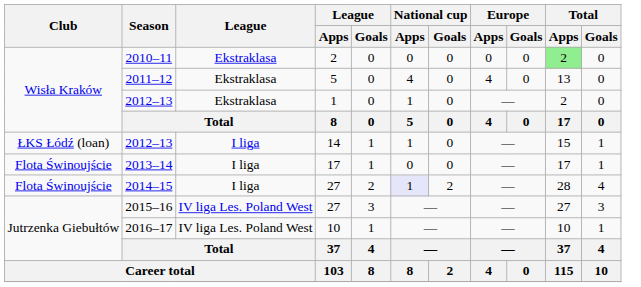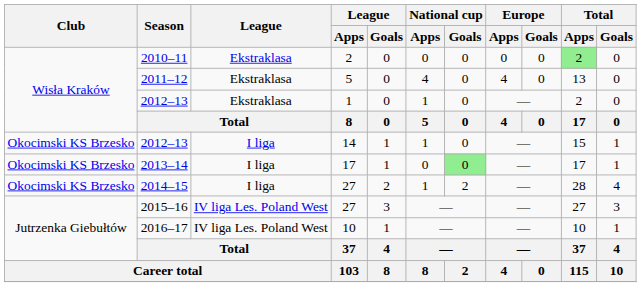(63, 143) ŁKS Łódź (loan) -> (71, 143) Okocimski KS Brzesko
(63, 164) Flota Świnoujście -> (71, 164) Okocimski KS Brzesko
(450, 164) no background -> (465, 164) lightgreen background
(63, 185) Flota Świnoujście -> (71, 185) Okocimski KS Brzesko
(410, 185) lavender background -> (425, 185) no background
